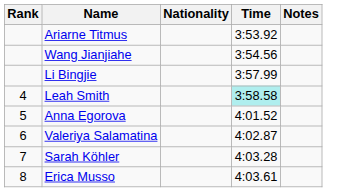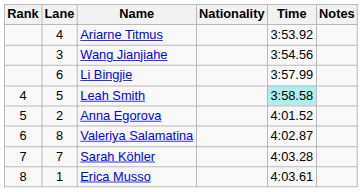+ column: (59, 14)
